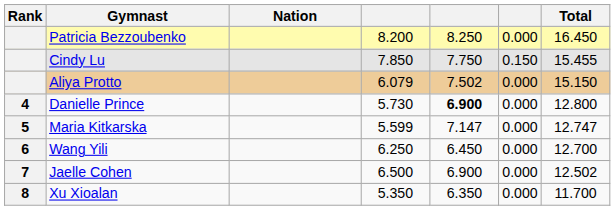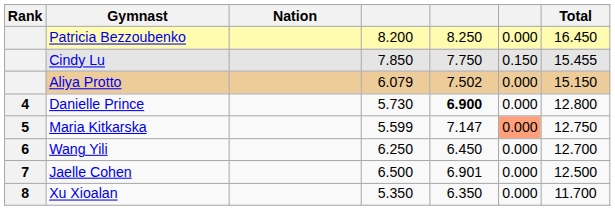(520, 127) no background -> (520, 127) lightsalmon background
(576, 127) 12.747 -> (576, 127) 12.750
(464, 171) 6.900 -> (464, 171) 6.901
(576, 171) 12.502 -> (576, 171) 12.500
